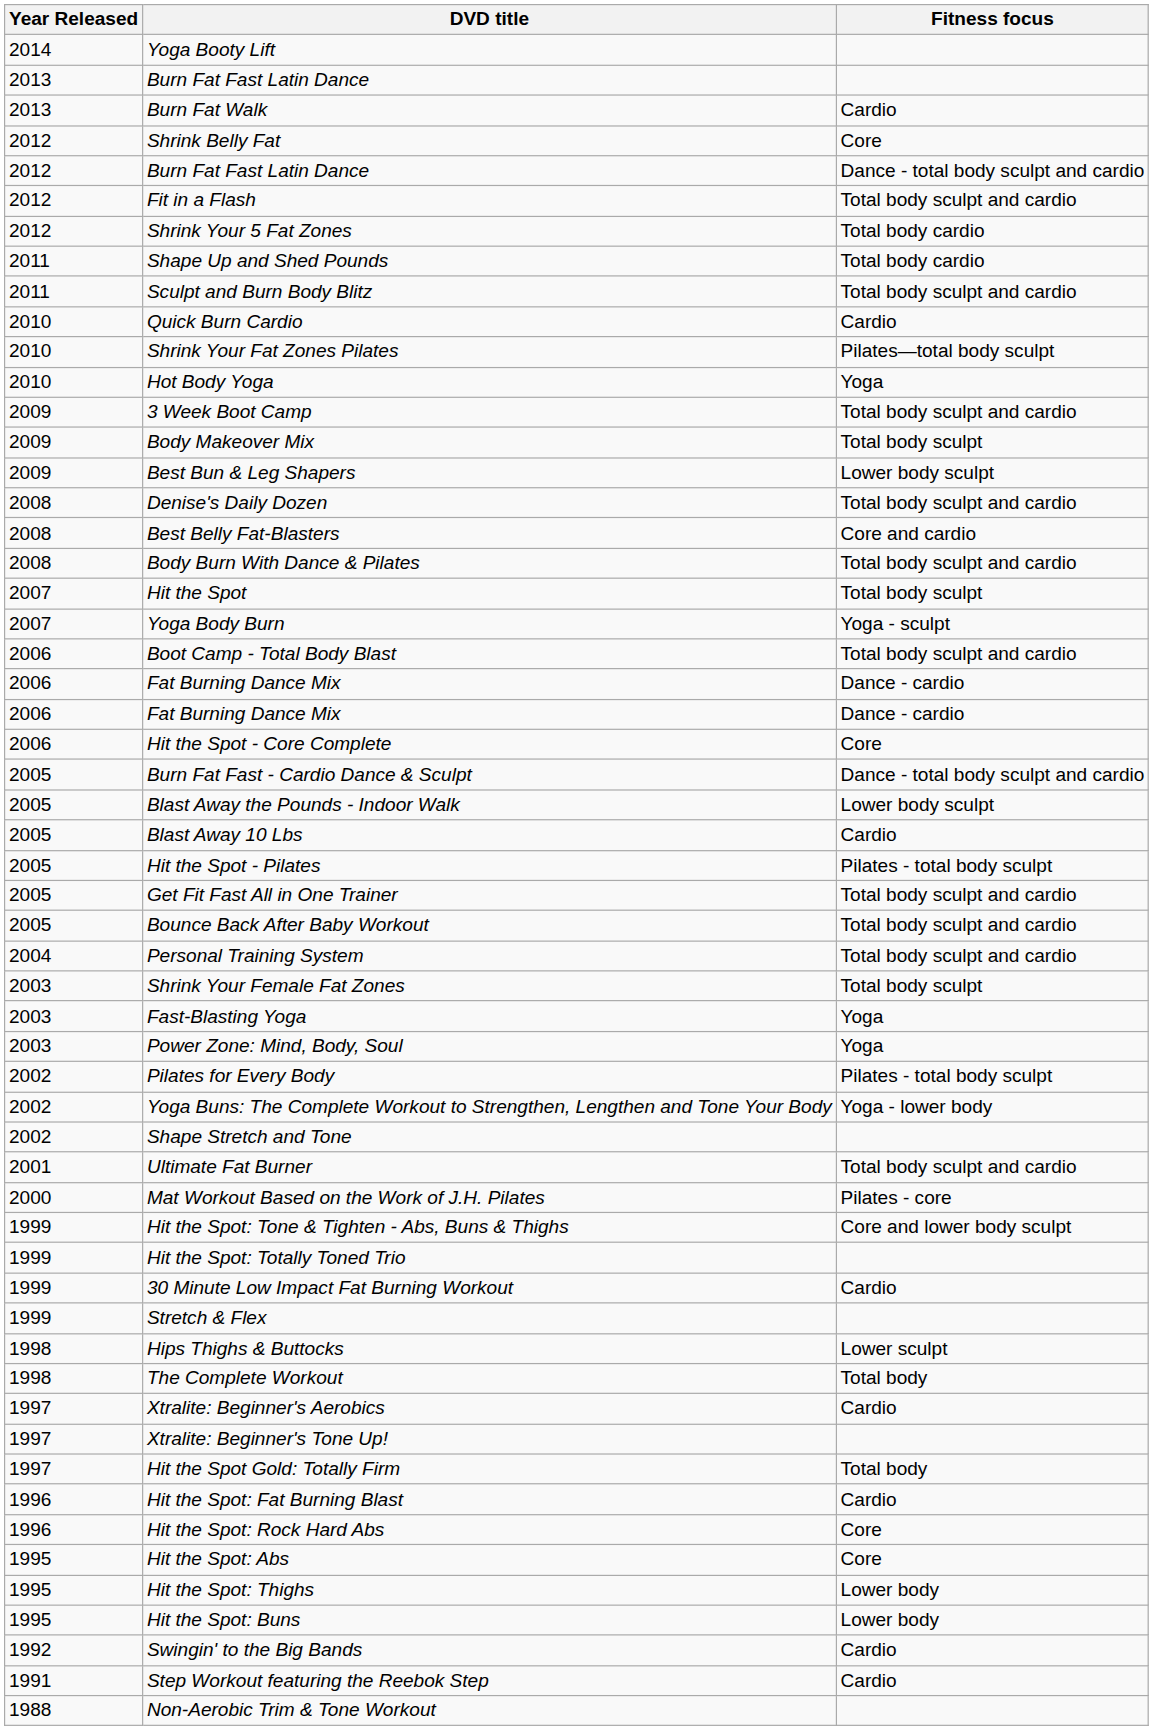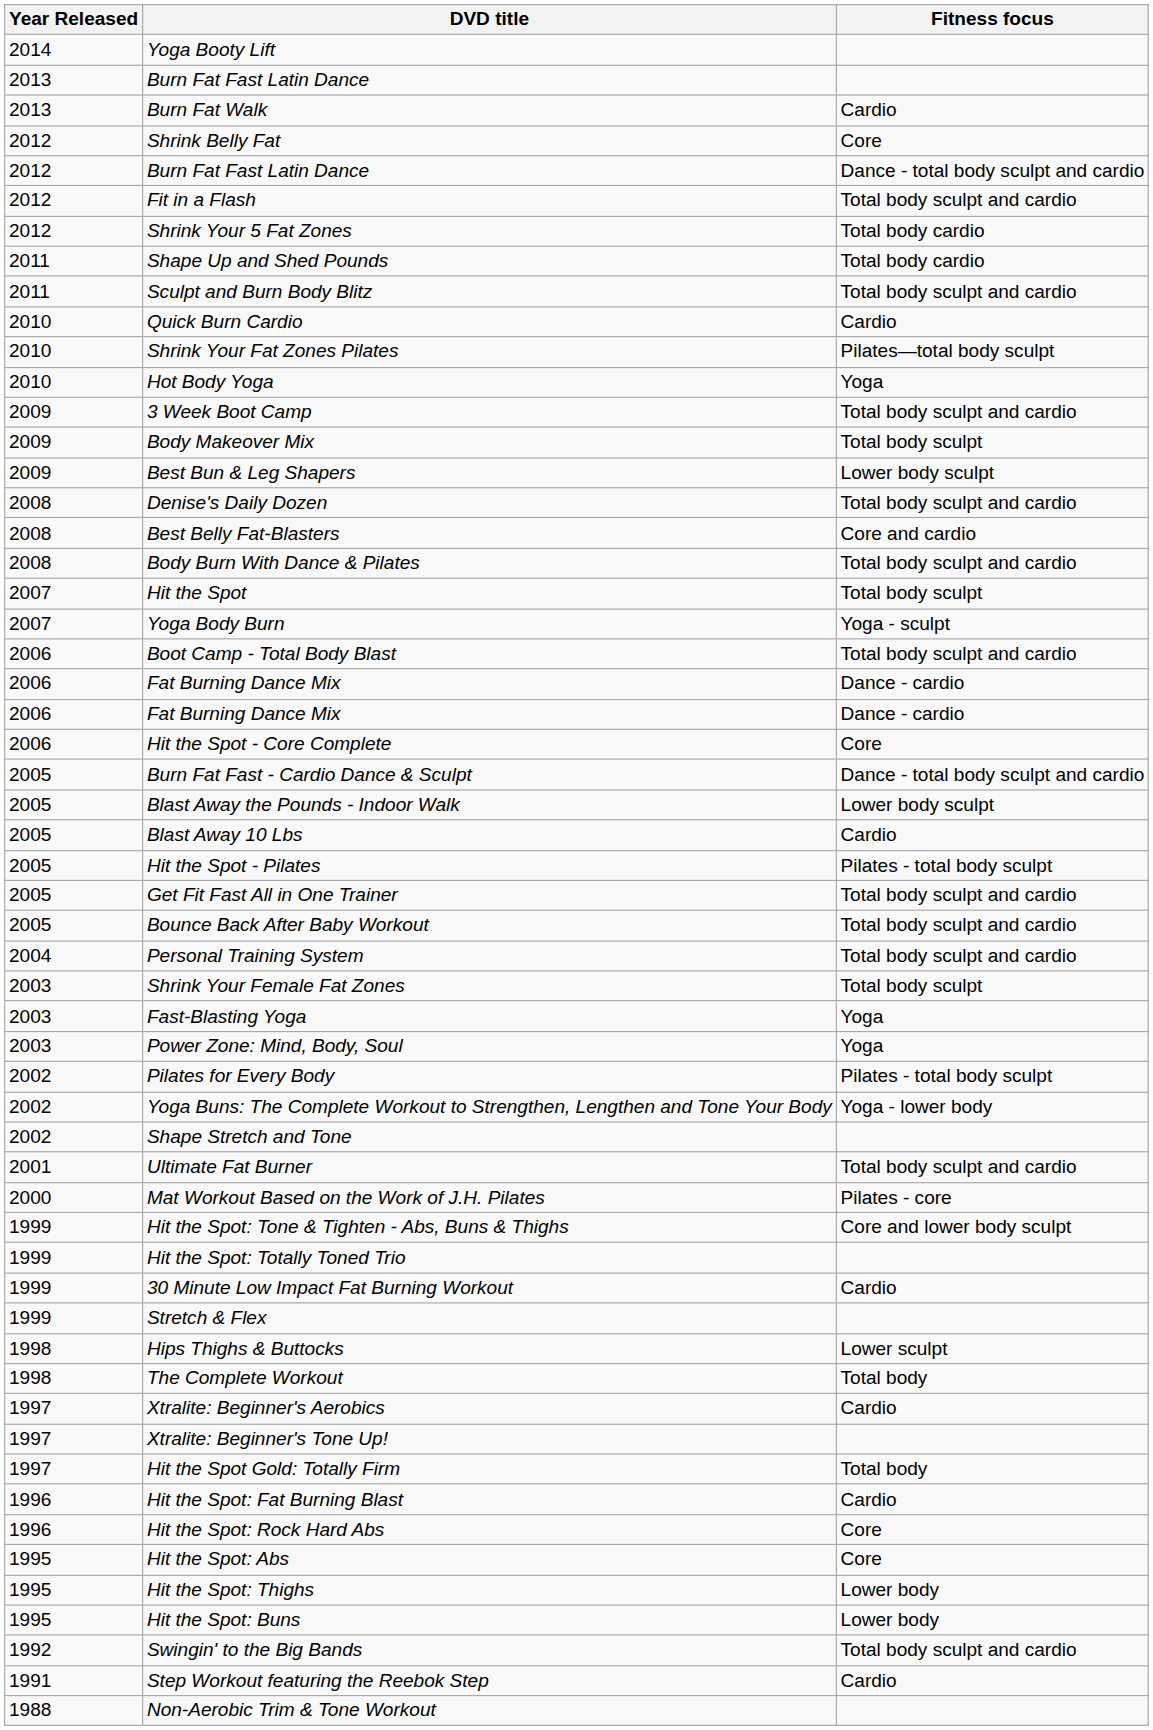(869, 1650) Cardio -> (959, 1650) Total body sculpt and cardio
